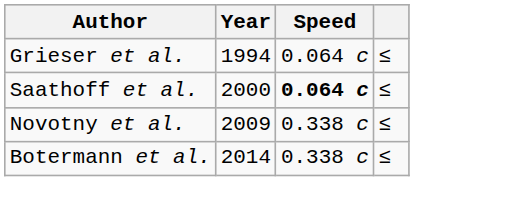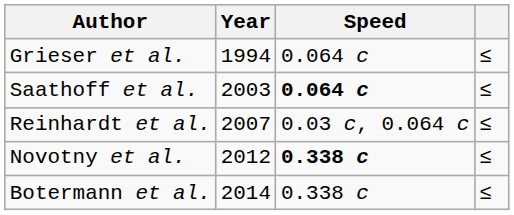(246, 90) 2000 -> (246, 90) 2003
+ row: (110, 124)
(246, 124) 2009 -> (246, 158) 2012
(325, 124) normal -> (325, 158) bold
